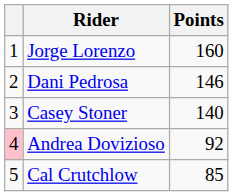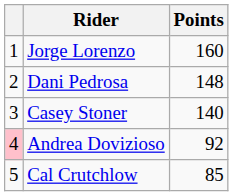(210, 82) 146 -> (210, 82) 148
